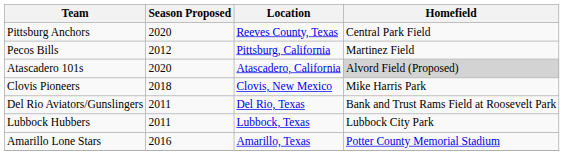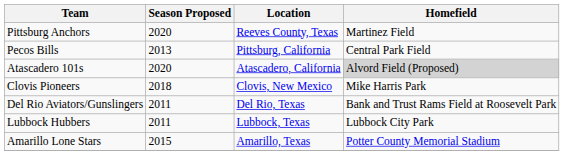(388, 31) Central Park Field -> (380, 31) Martinez Field
(160, 50) 2012 -> (160, 50) 2013
(380, 50) Martinez Field -> (388, 50) Central Park Field
(160, 141) 2016 -> (160, 141) 2015
